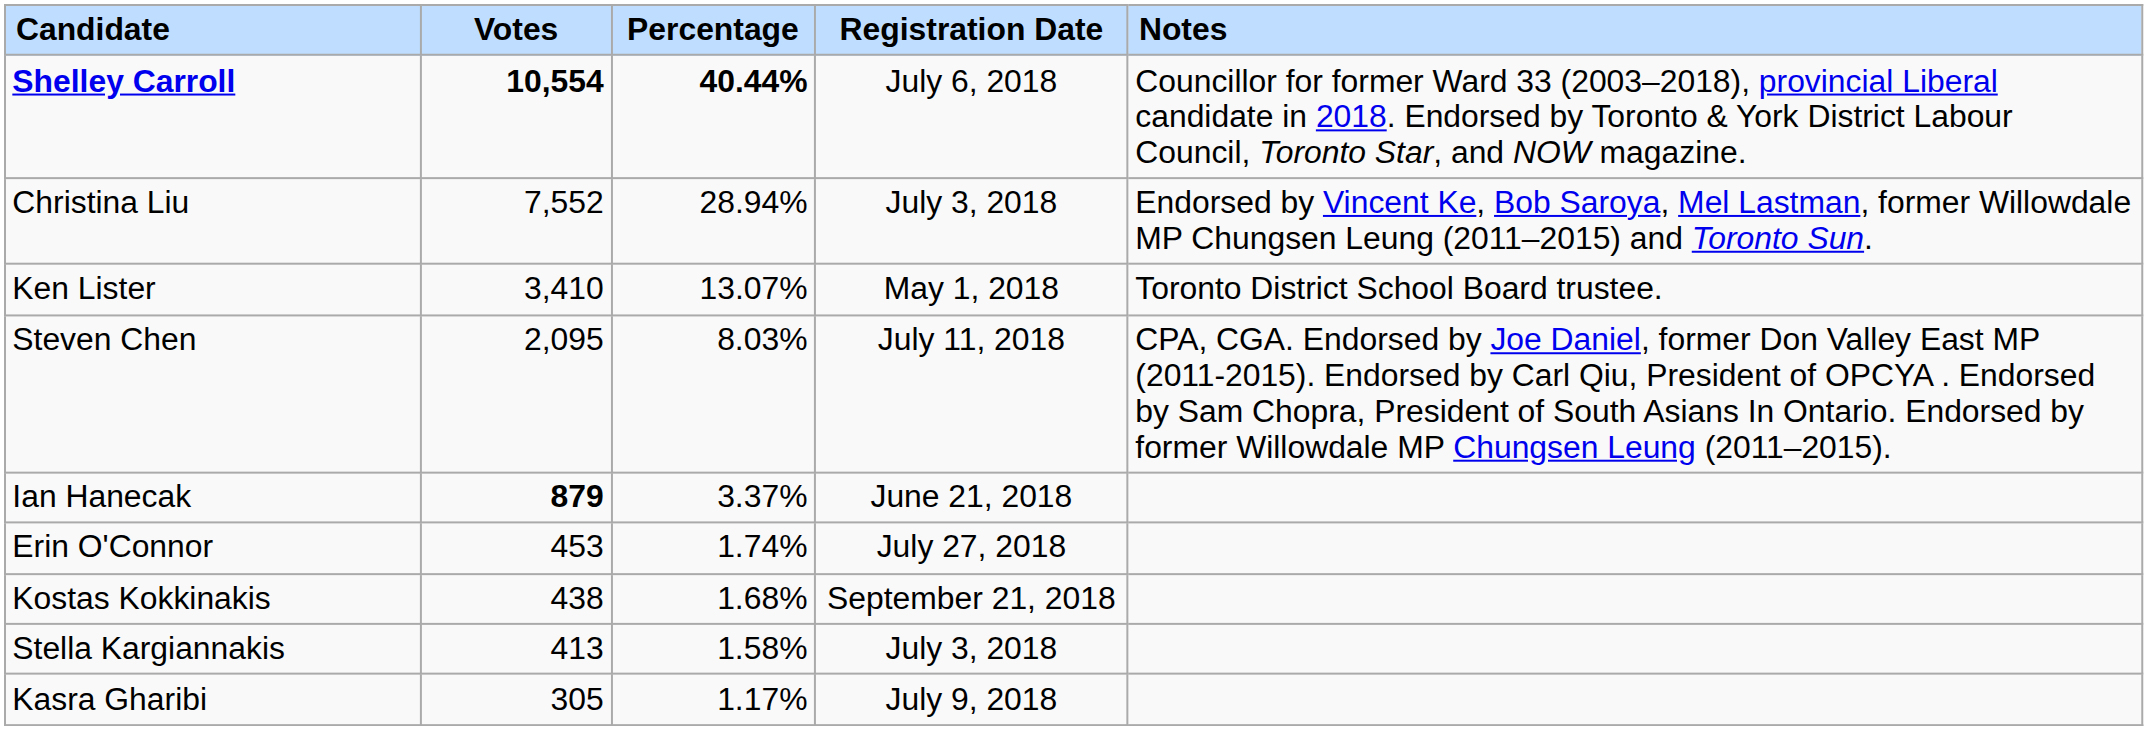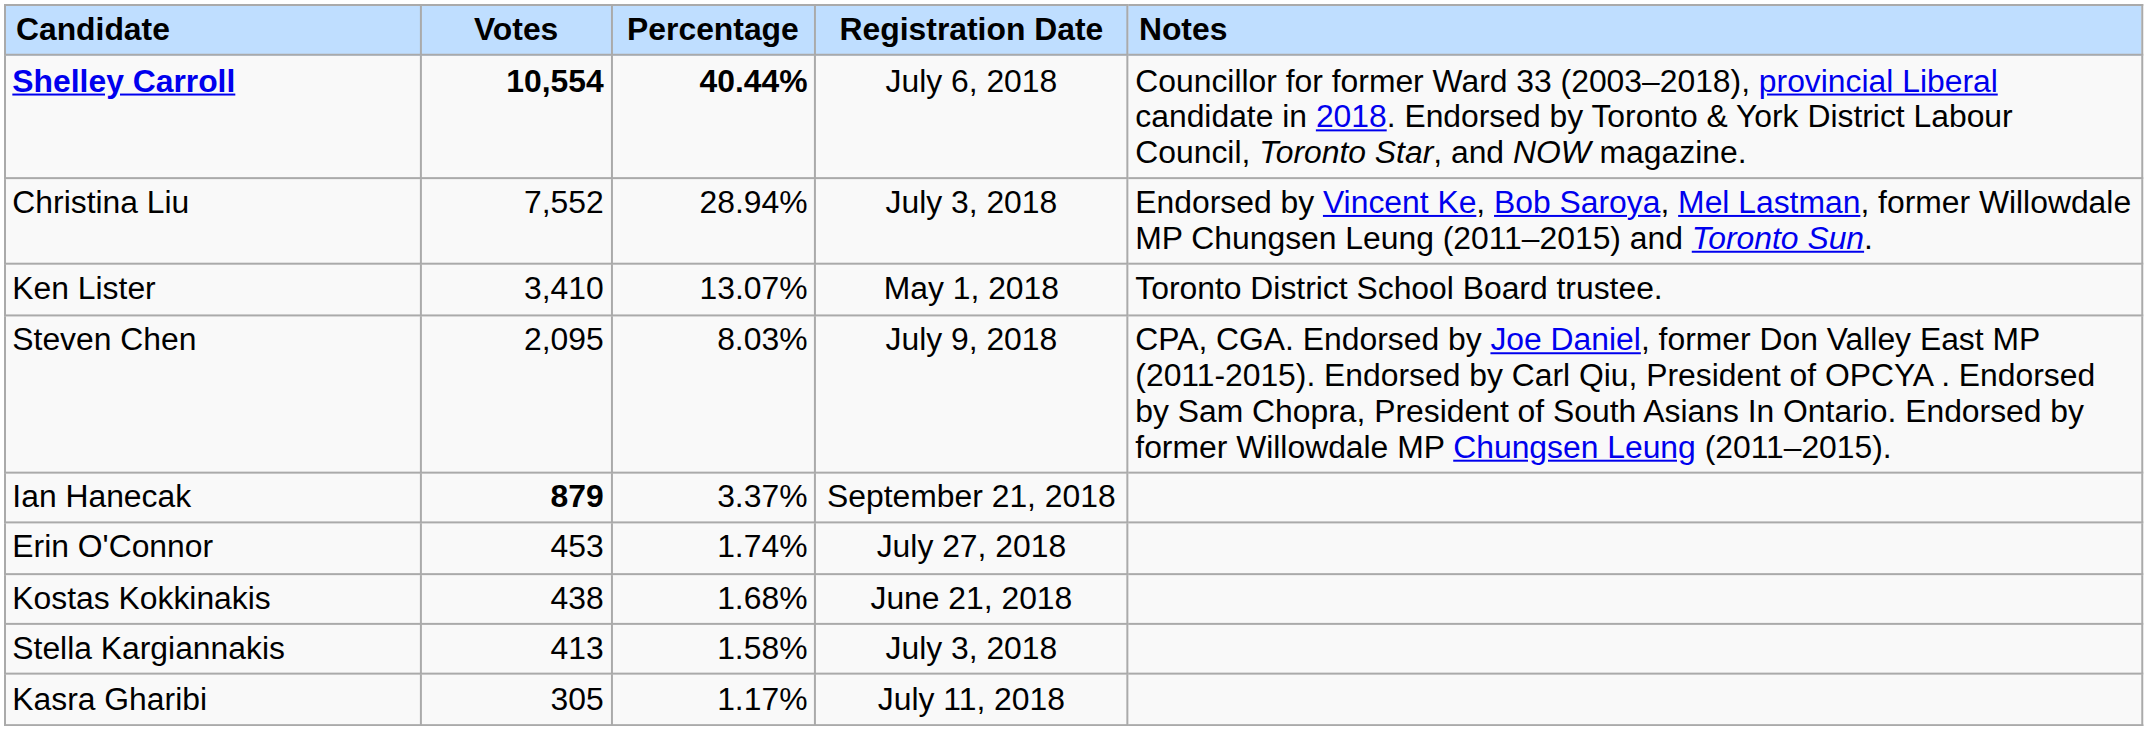(971, 339) July 11, 2018 -> (971, 339) July 9, 2018
(971, 497) June 21, 2018 -> (971, 497) September 21, 2018
(971, 598) September 21, 2018 -> (971, 598) June 21, 2018
(971, 699) July 9, 2018 -> (971, 699) July 11, 2018
